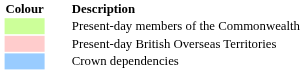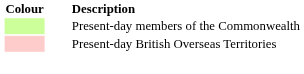- row: (125, 61)
